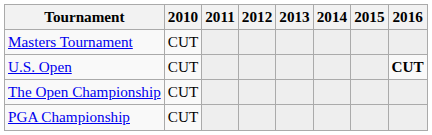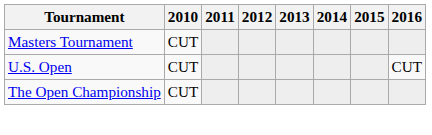(408, 67) bold -> (407, 67) normal
- row: (69, 117)
